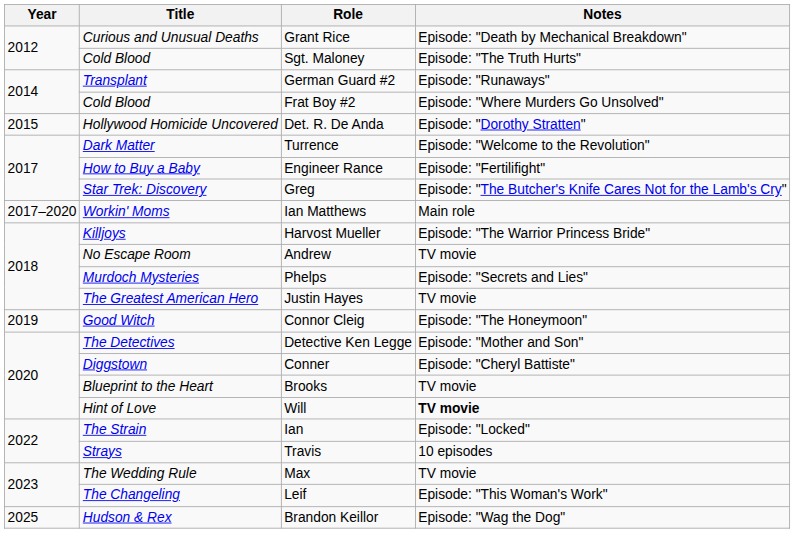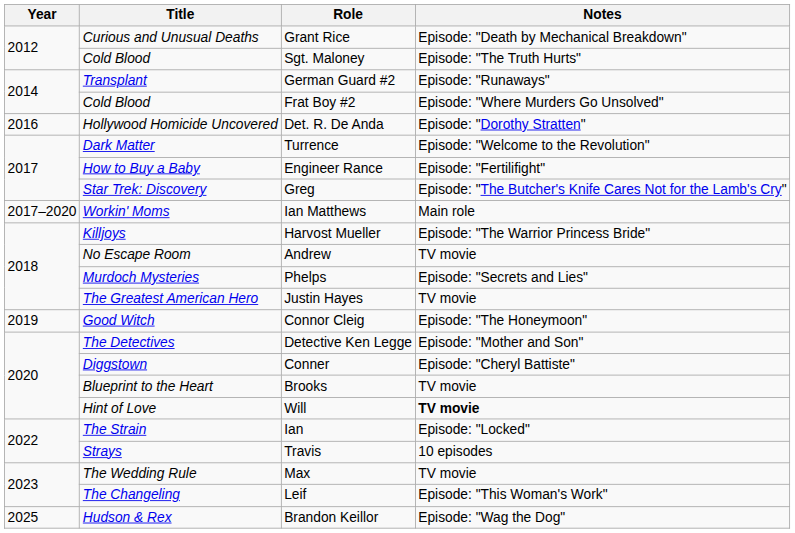(23, 124) 2015 -> (23, 124) 2016
